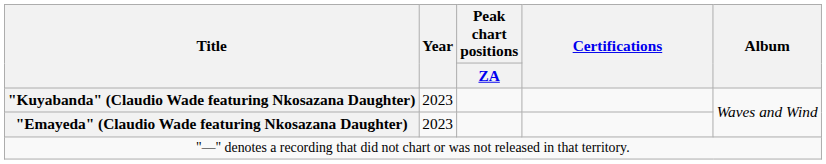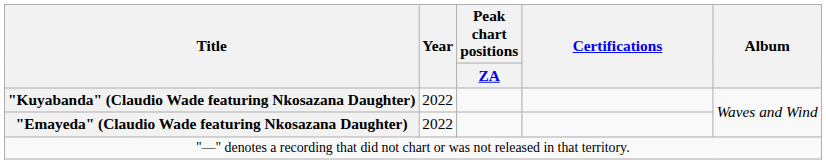(438, 99) 2023 -> (438, 99) 2022
(438, 124) 2023 -> (438, 124) 2022
